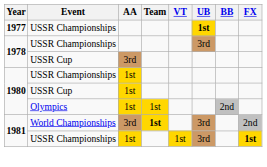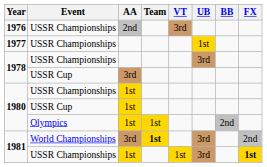+ row: (16, 28)
(204, 28) bold -> (204, 44) normal
